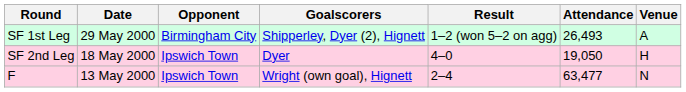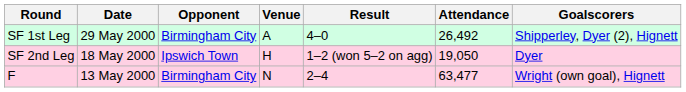columns swapped: (659, 14) <-> (344, 14)
(494, 35) 1–2 (won 5–2 on agg) -> (317, 35) 4–0
(583, 35) 26,493 -> (458, 35) 26,492
(442, 55) 4–0 -> (370, 55) 1–2 (won 5–2 on agg)
(200, 76) Ipswich Town -> (209, 76) Birmingham City
